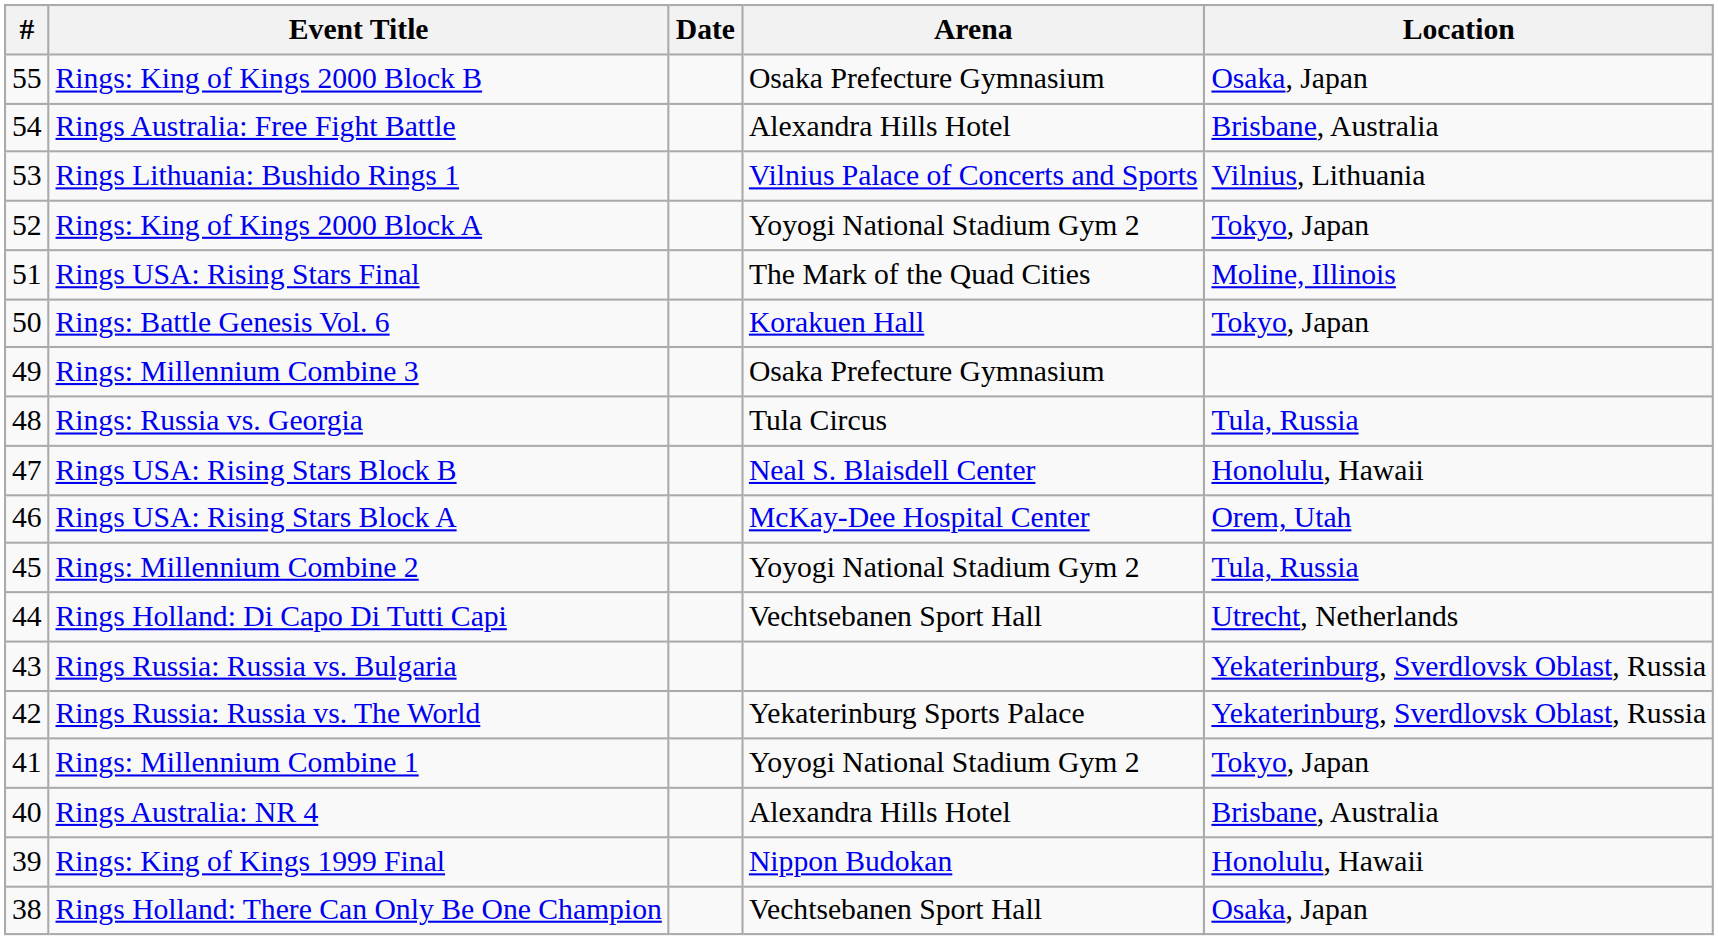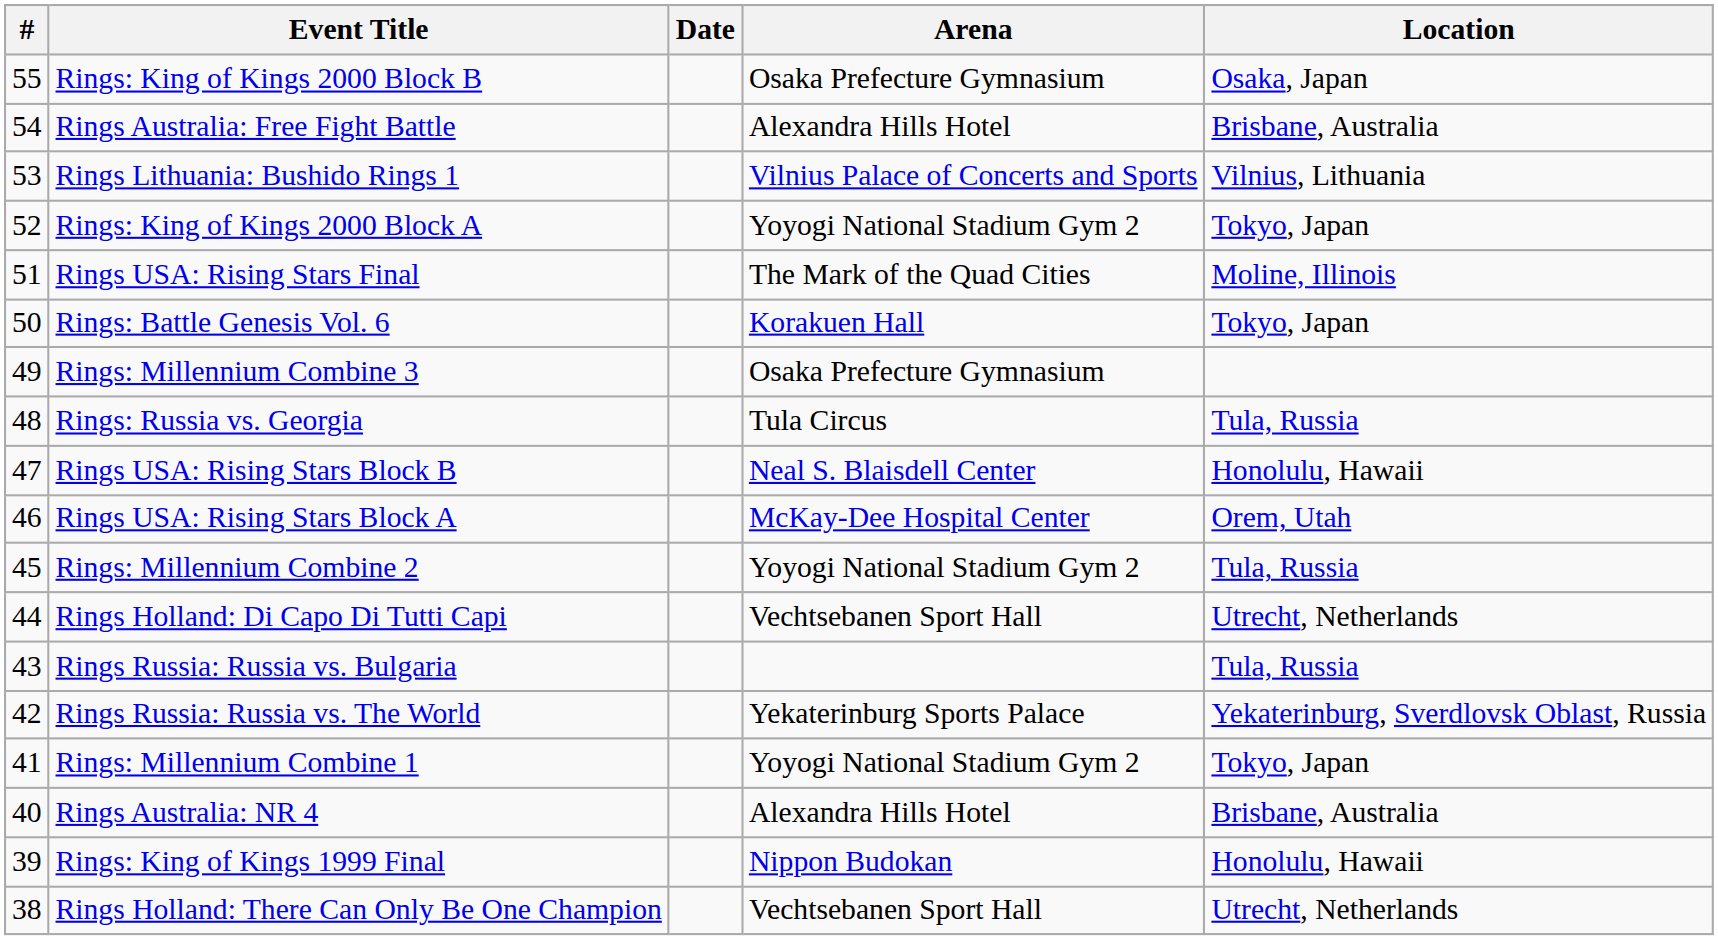(1459, 665) Yekaterinburg, Sverdlovsk Oblast, Russia -> (1285, 665) Tula, Russia
(1290, 910) Osaka, Japan -> (1335, 910) Utrecht, Netherlands
